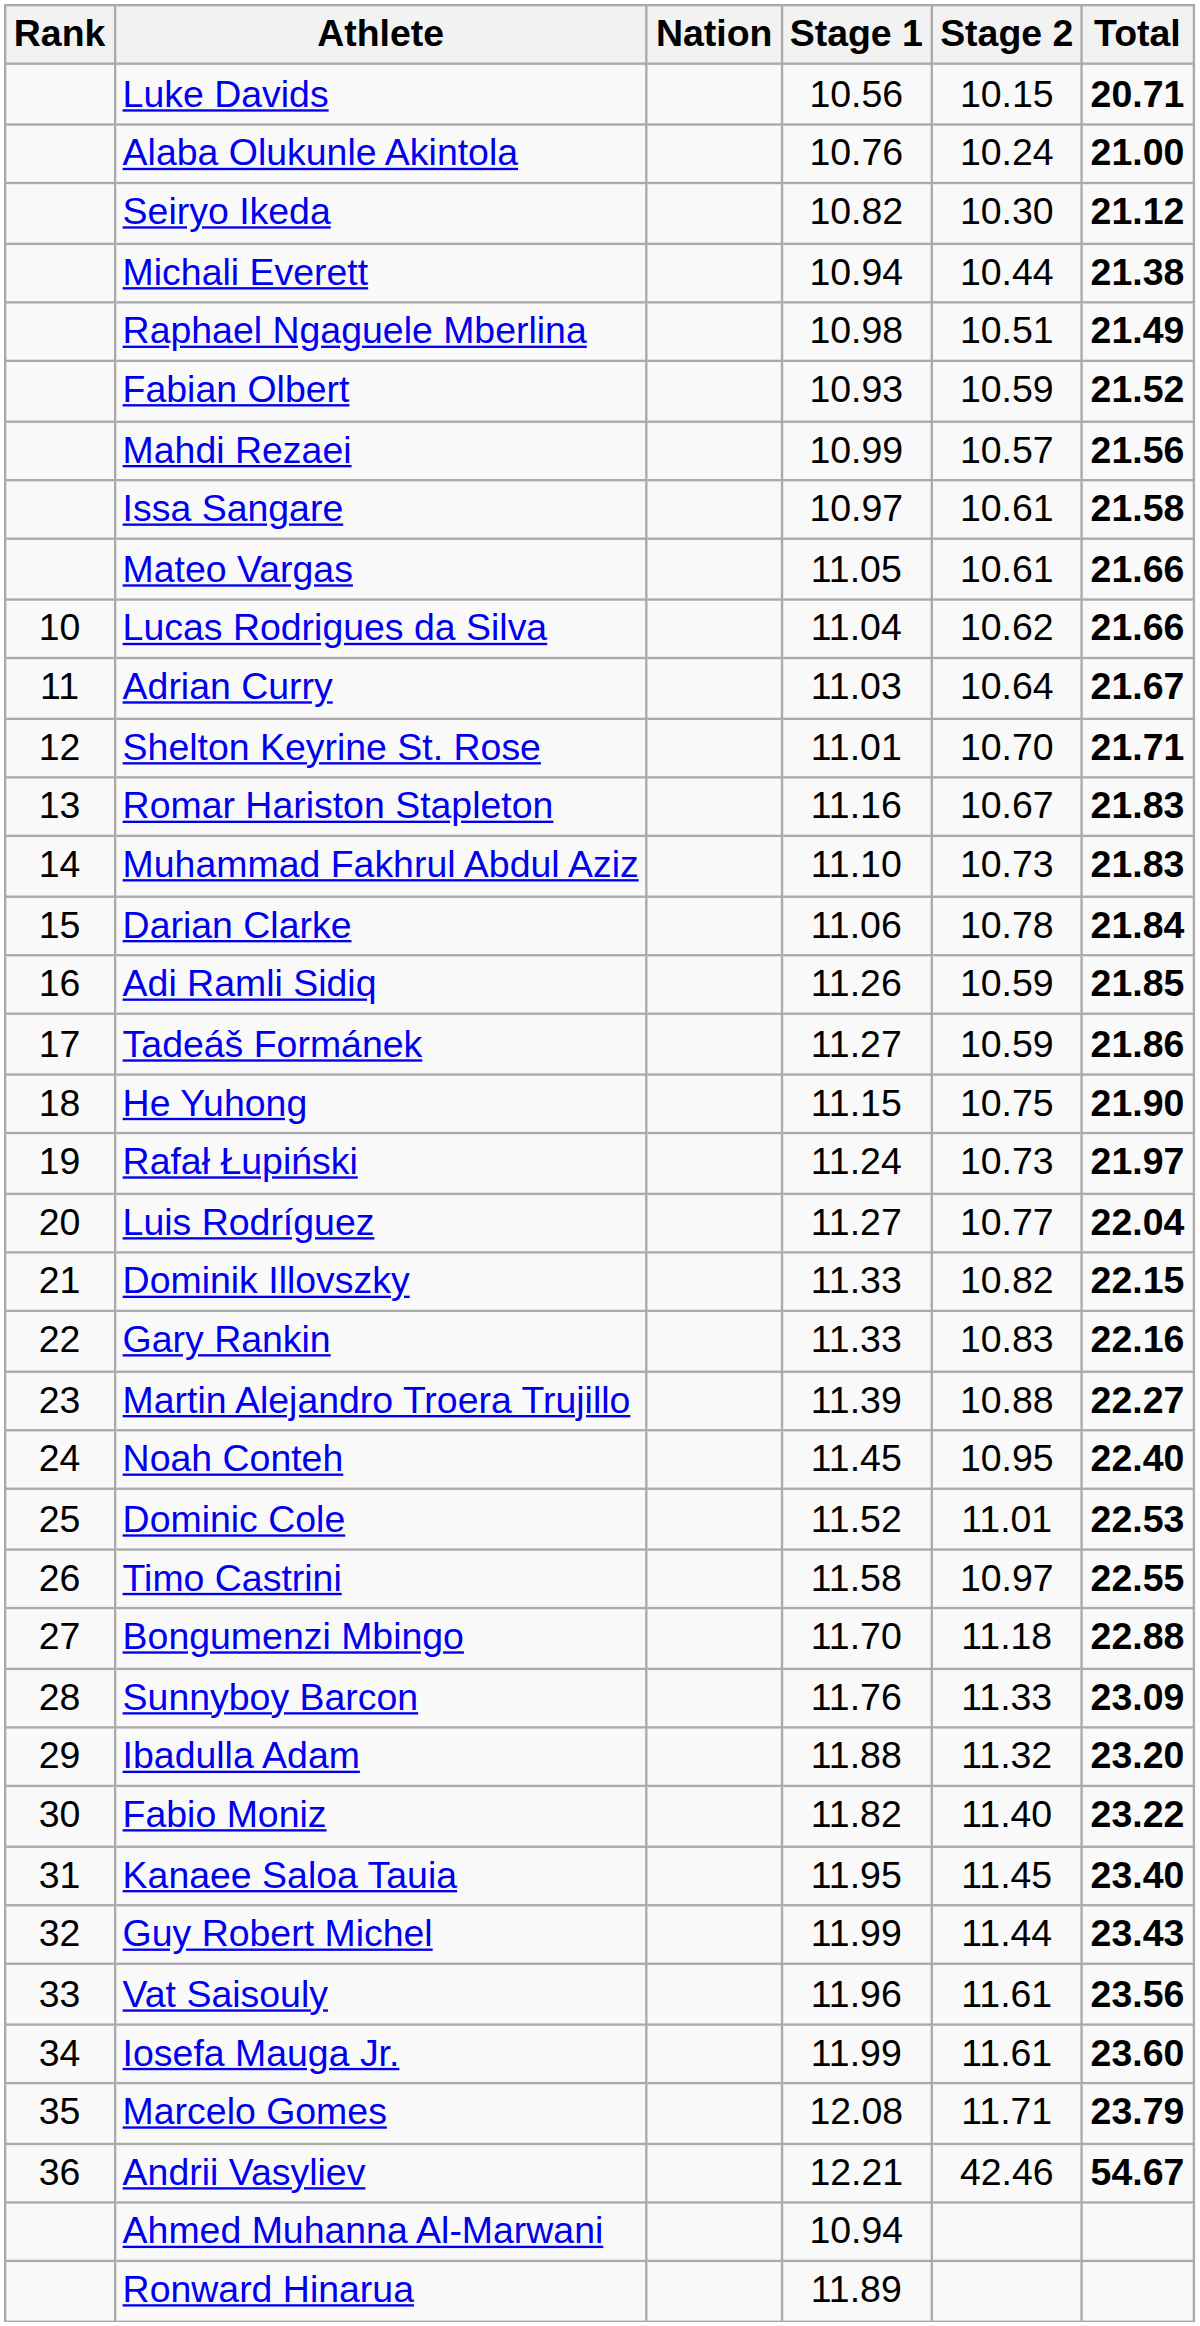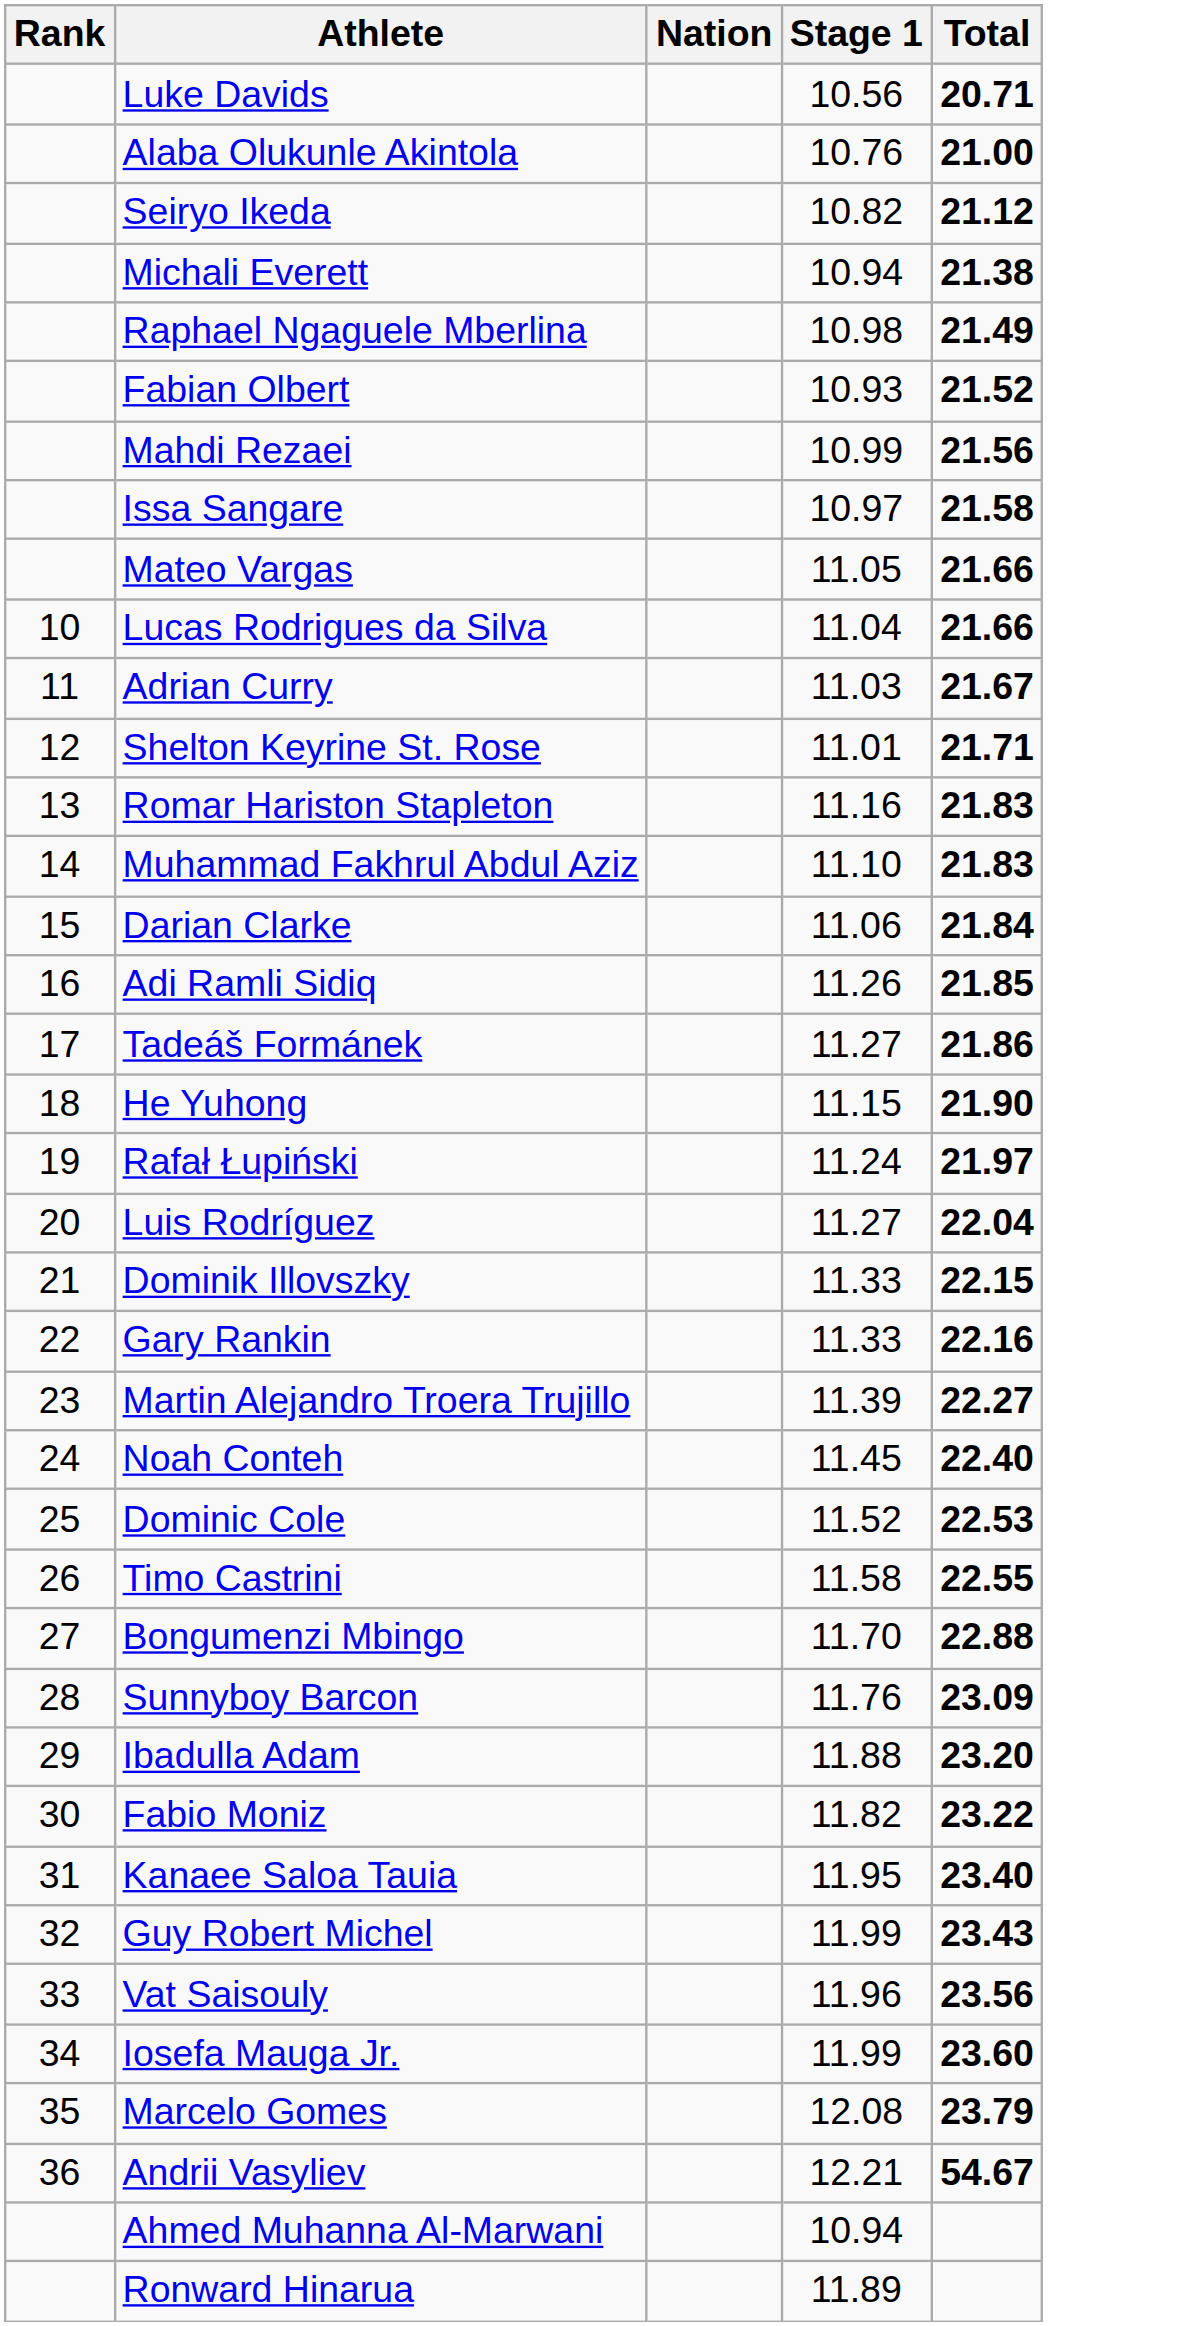- column: (1007, 34)
